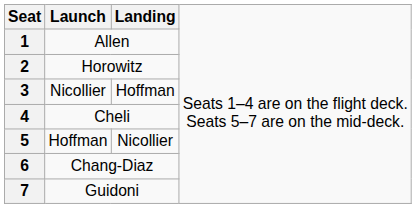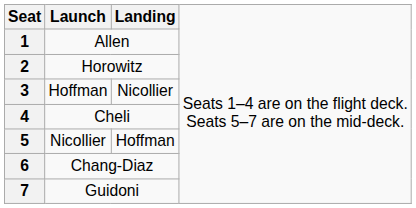(78, 91) Nicollier -> (78, 91) Hoffman
(145, 91) Hoffman -> (145, 91) Nicollier
(78, 141) Hoffman -> (78, 141) Nicollier
(145, 141) Nicollier -> (145, 141) Hoffman
